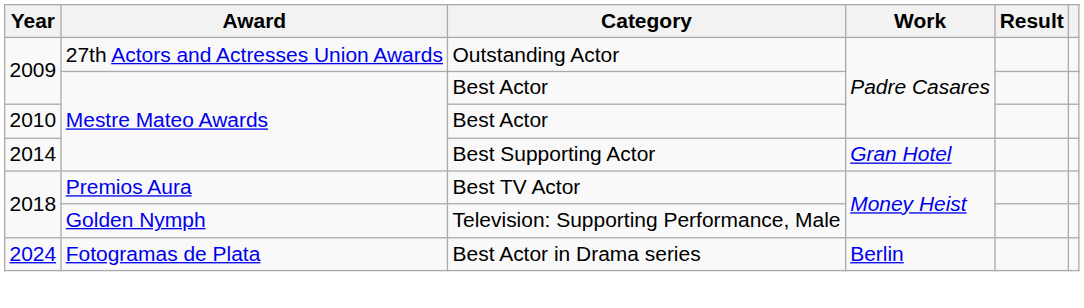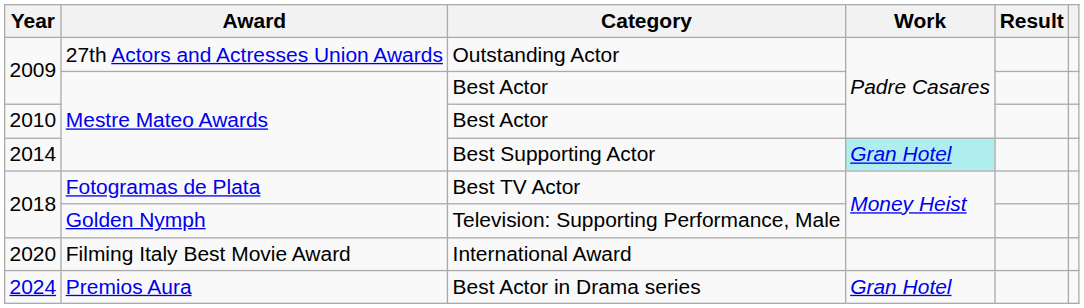(901, 154) no background -> (901, 154) paleturquoise background
(129, 187) Premios Aura -> (163, 187) Fotogramas de Plata
+ row: (33, 253)
(163, 253) Fotogramas de Plata -> (129, 287) Premios Aura
(877, 253) Berlin -> (901, 287) Gran Hotel
